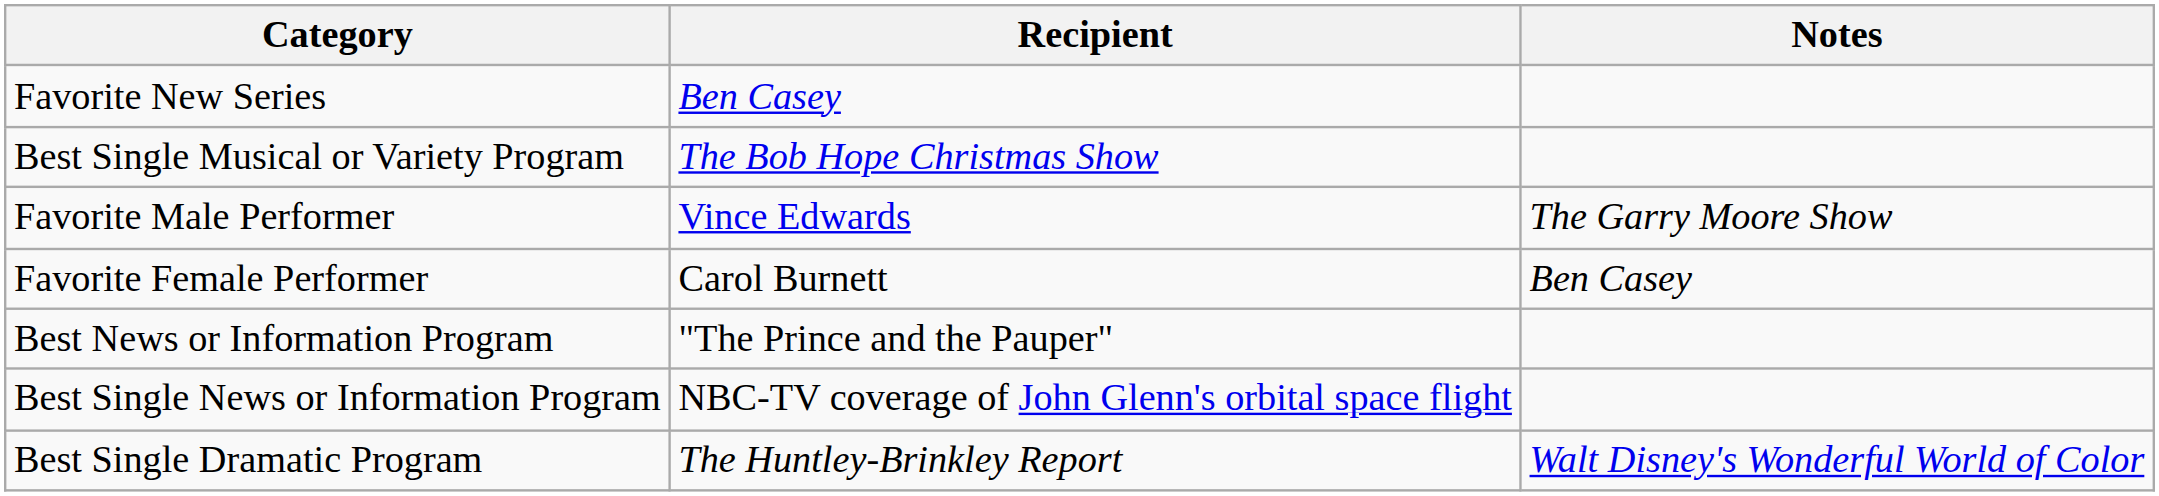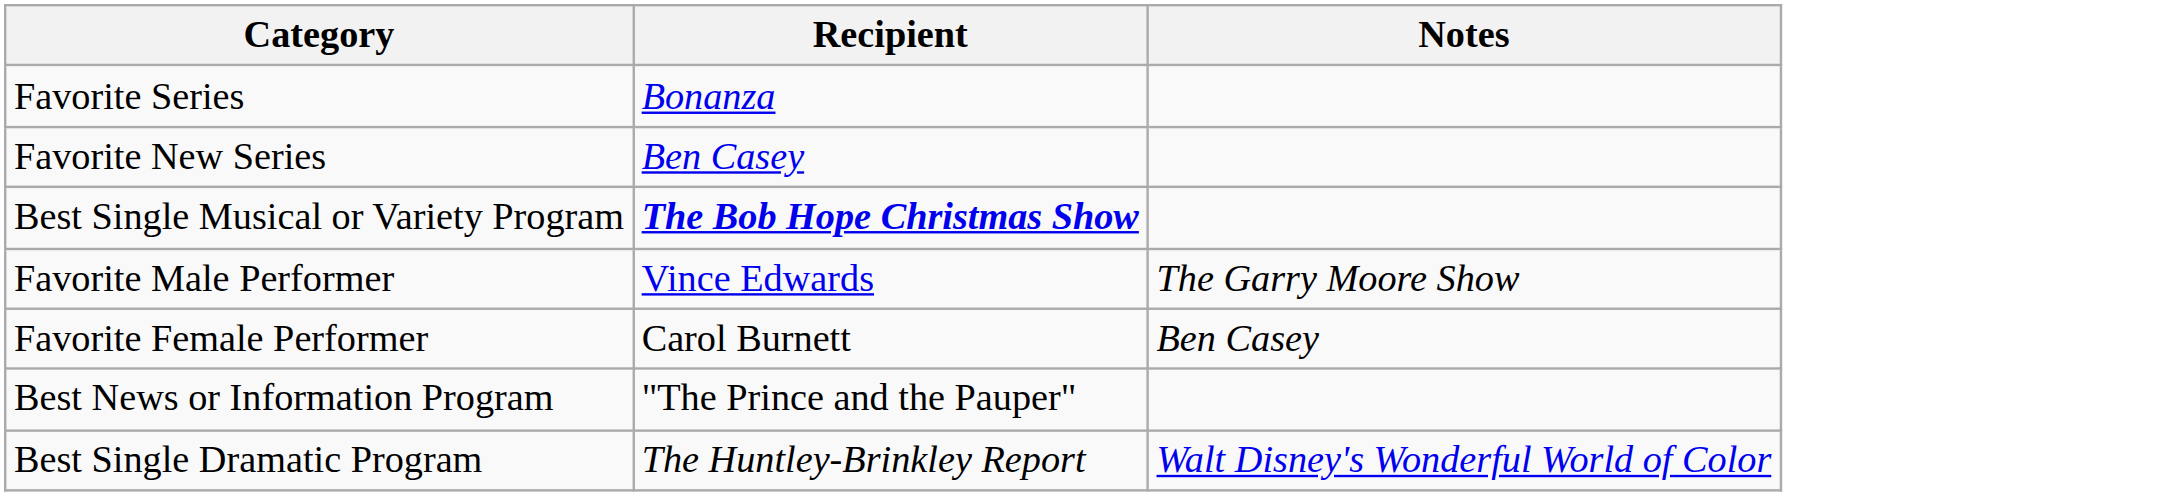+ row: (129, 95)
(919, 156) normal -> (890, 216) bold
- row: (337, 398)
